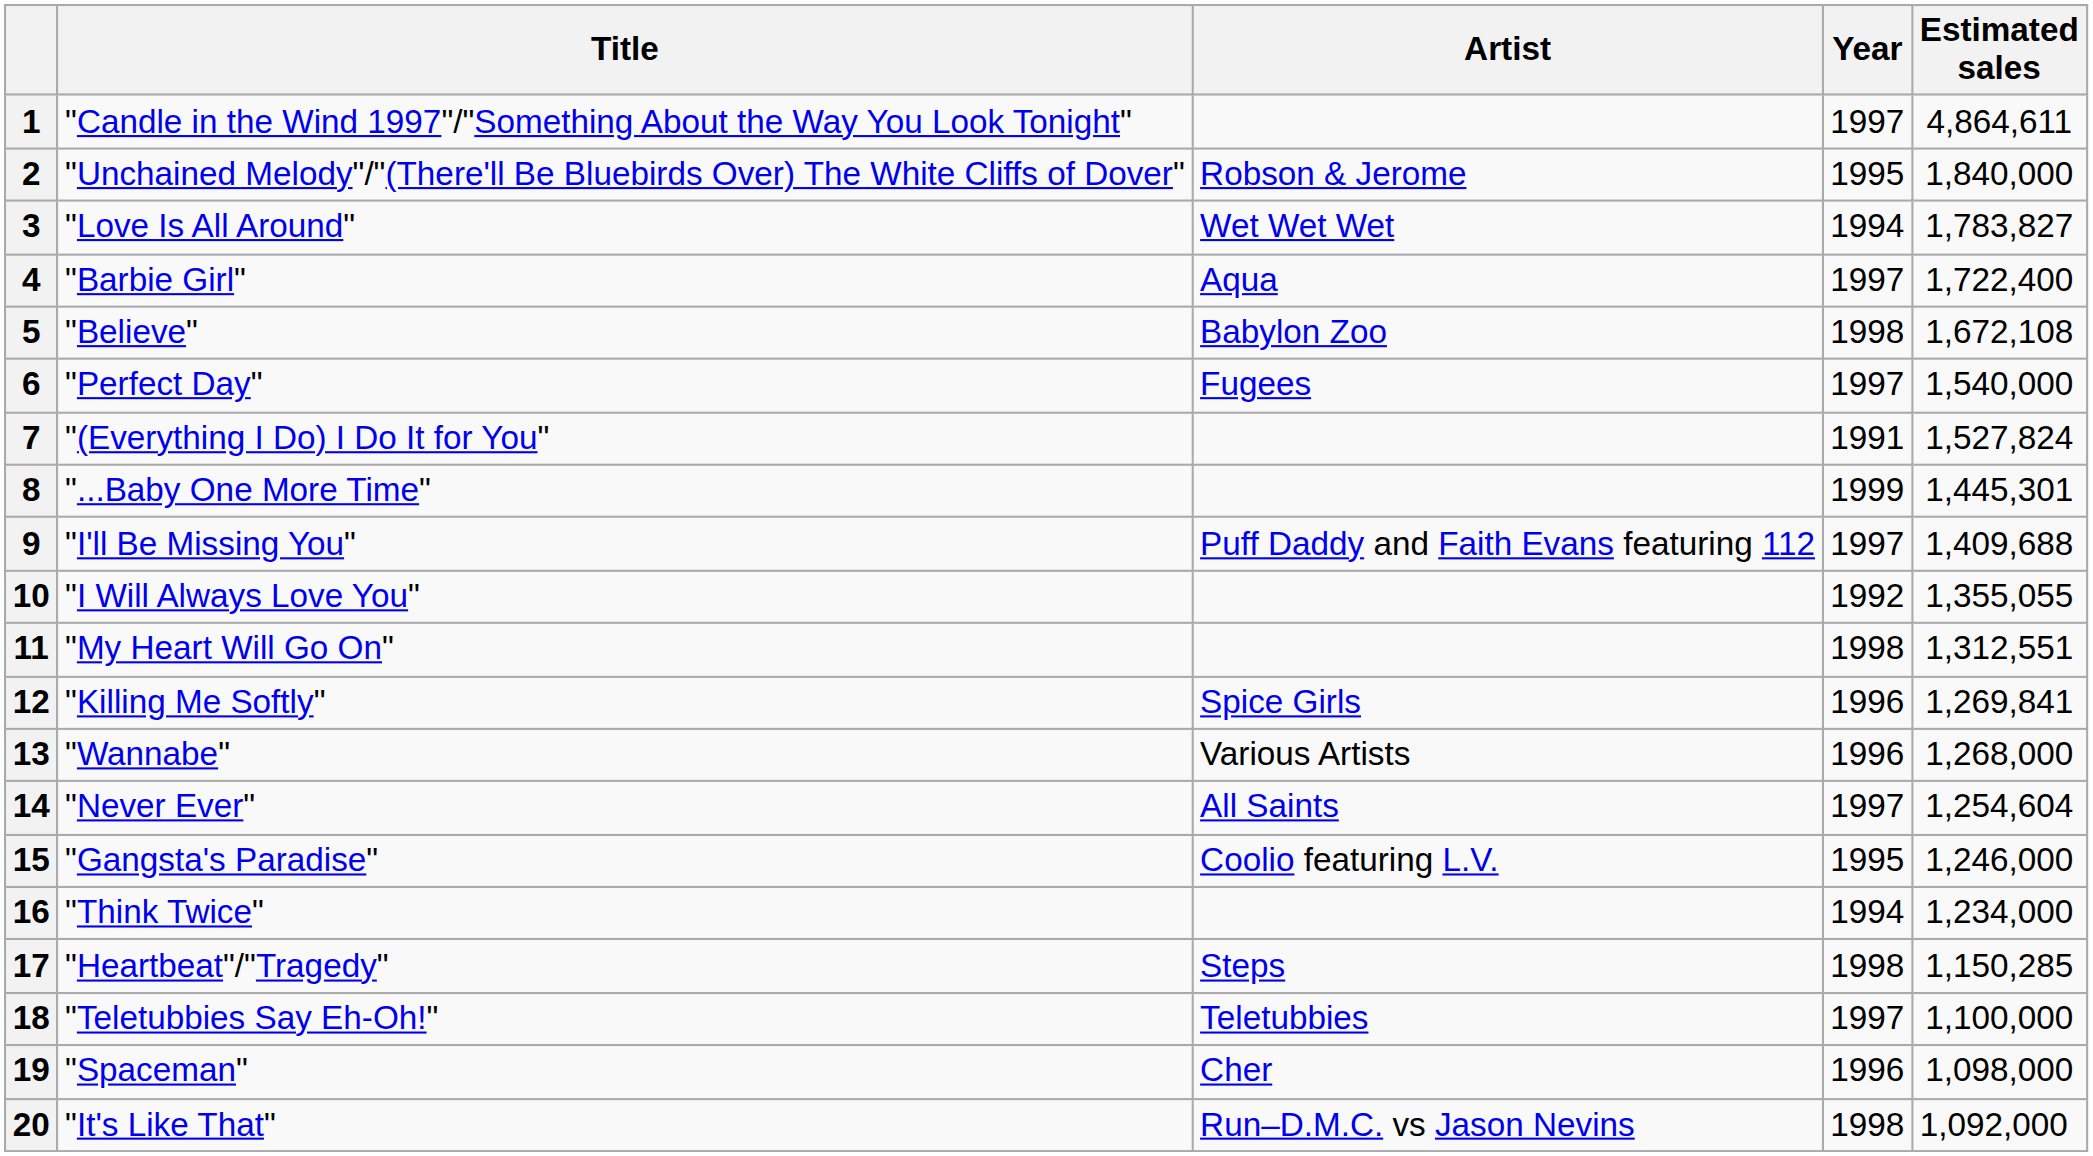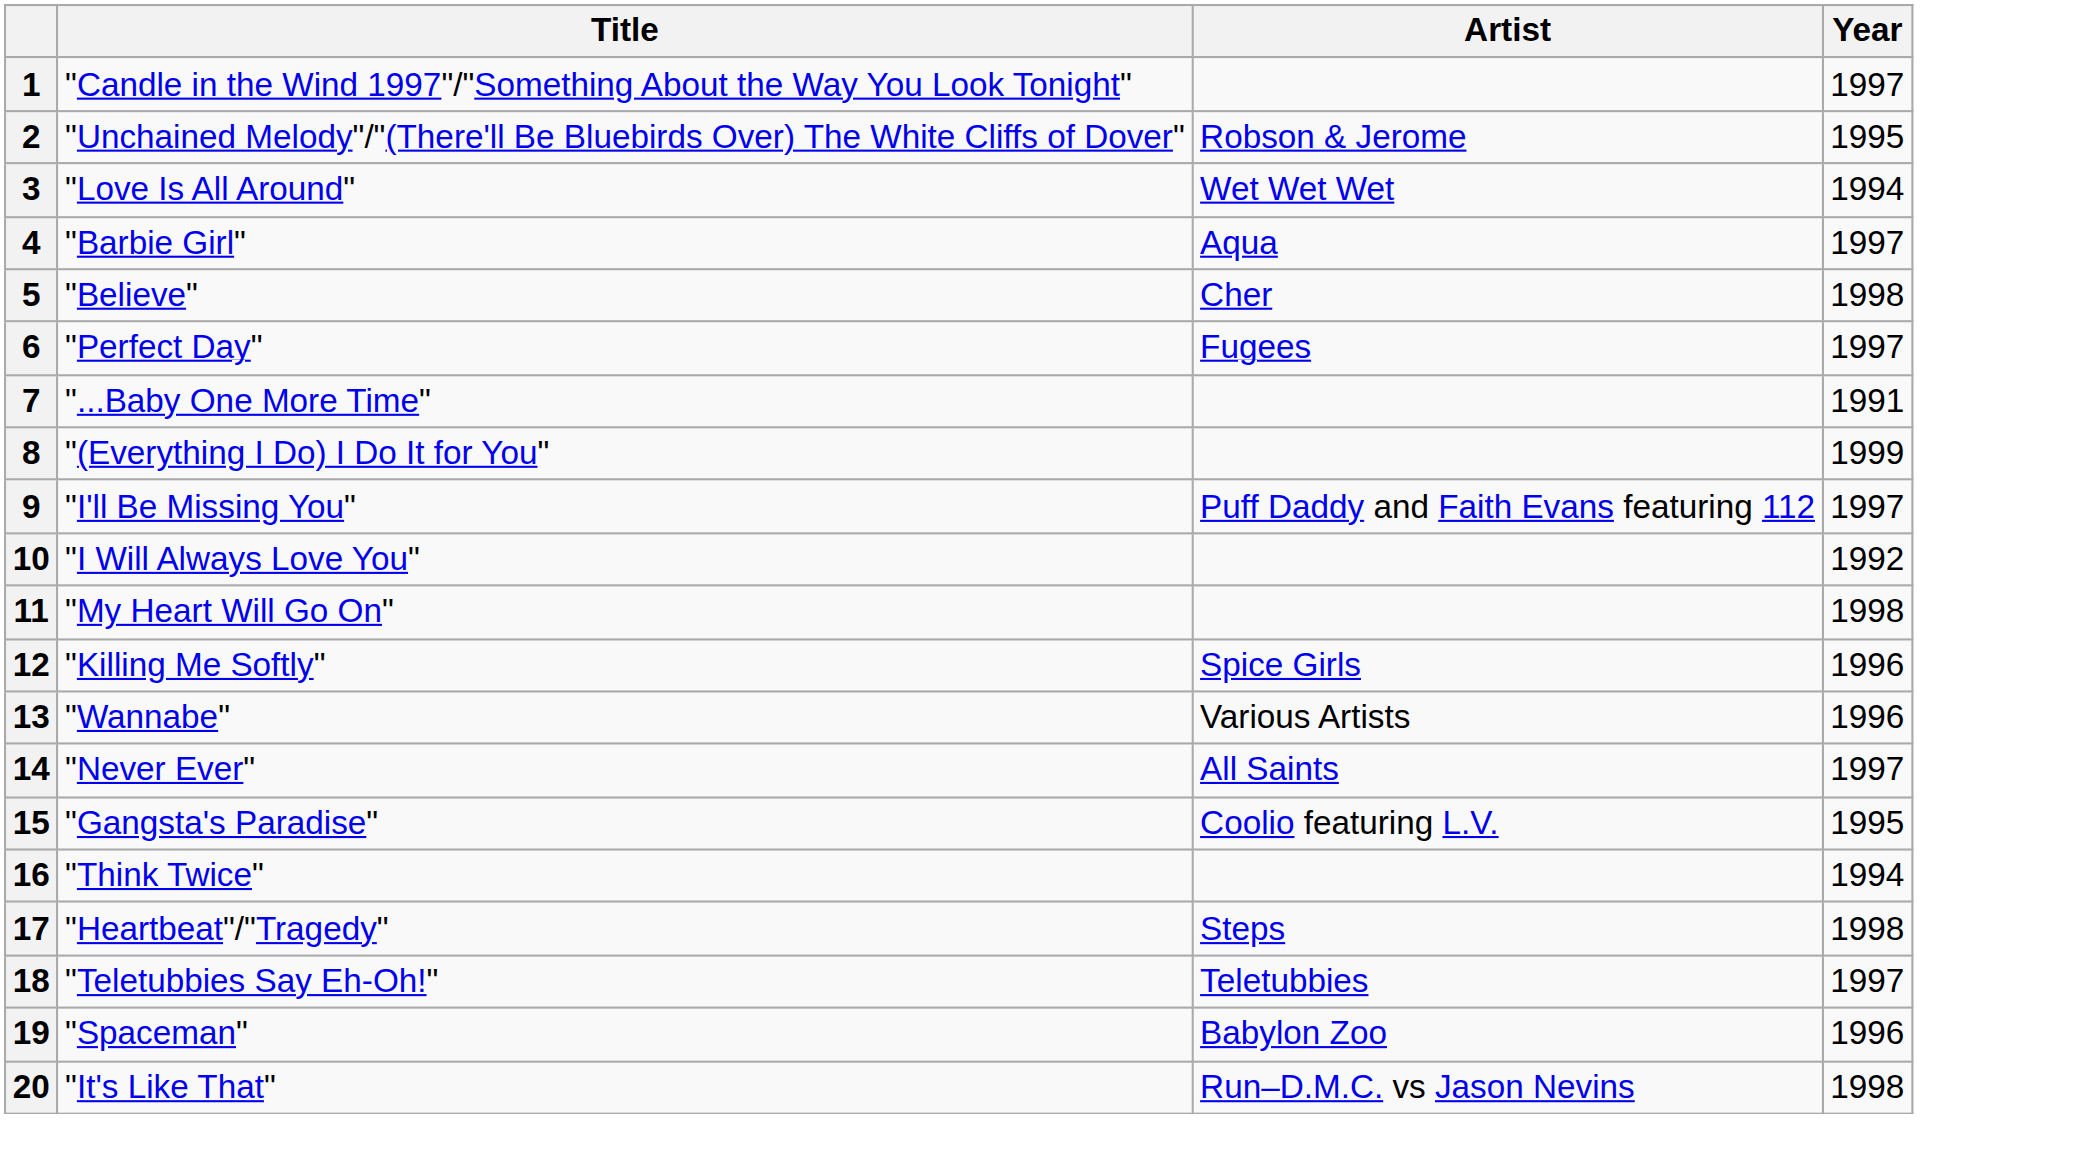- column: (1999, 49)
(1294, 332) Babylon Zoo -> (1236, 294) Cher
(307, 437) "(Everything I Do) I Do It for You" -> (248, 400) "...Baby One More Time"
(248, 490) "...Baby One More Time" -> (307, 453) "(Everything I Do) I Do It for You"
(1236, 1071) Cher -> (1294, 1033) Babylon Zoo
